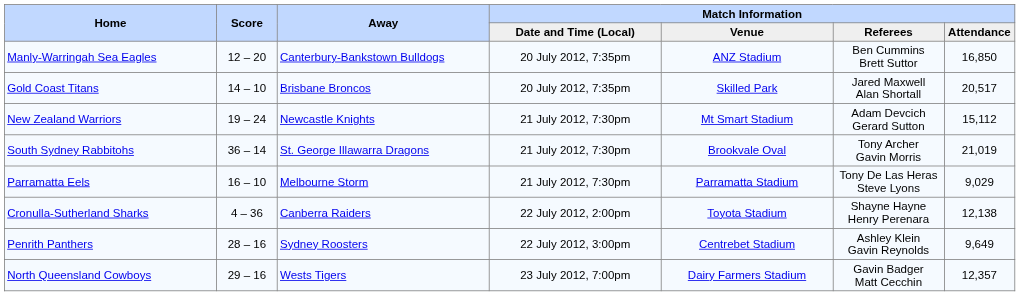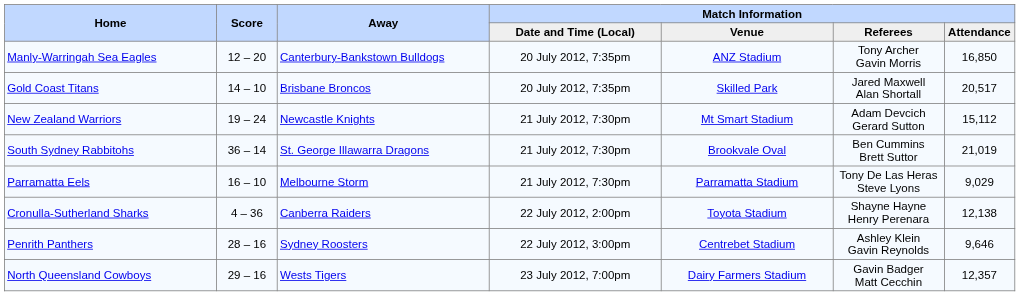(888, 57) Ben Cummins Brett Suttor -> (888, 57) Tony Archer Gavin Morris
(888, 150) Tony Archer Gavin Morris -> (888, 150) Ben Cummins Brett Suttor
(979, 244) 9,649 -> (979, 244) 9,646
